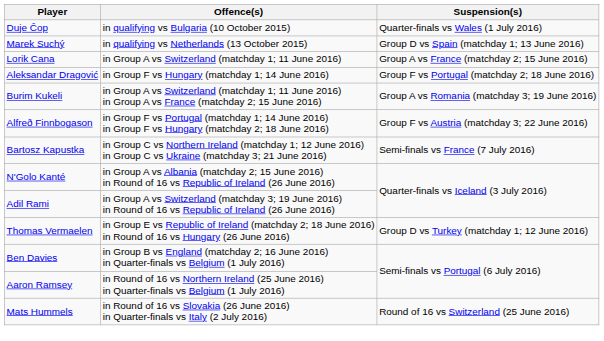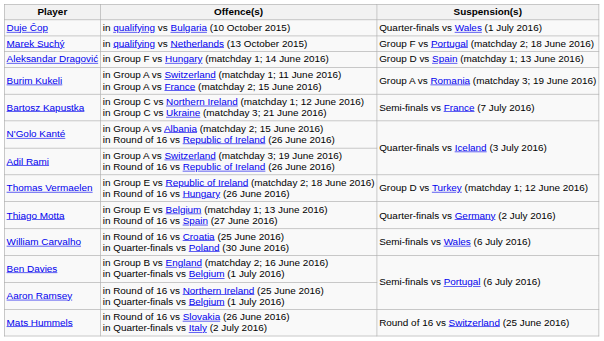(481, 43) Group D vs Spain (matchday 1; 13 June 2016) -> (487, 43) Group F vs Portugal (matchday 2; 18 June 2016)
- row: (31, 59)
(487, 75) Group F vs Portugal (matchday 2; 18 June 2016) -> (481, 59) Group D vs Spain (matchday 1; 13 June 2016)
- row: (50, 123)
+ row: (36, 215)
+ row: (44, 242)
